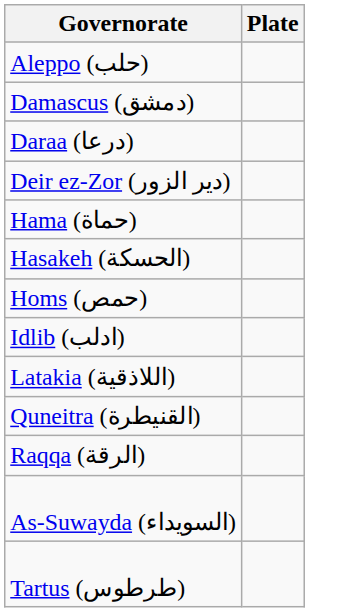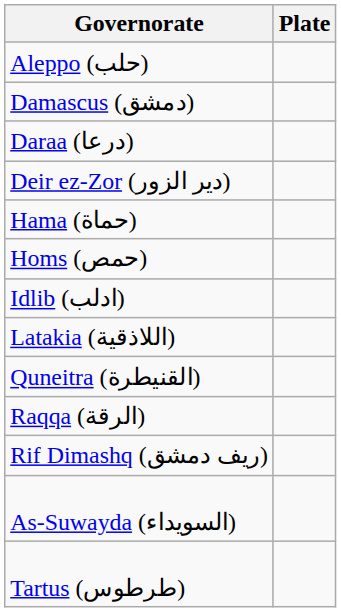- row: (100, 259)
+ row: (139, 455)
